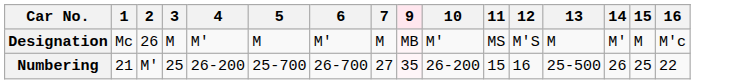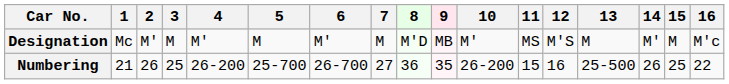+ column: (414, 17)
(149, 41) 26 -> (149, 41) M'
(149, 66) M' -> (149, 66) 26
